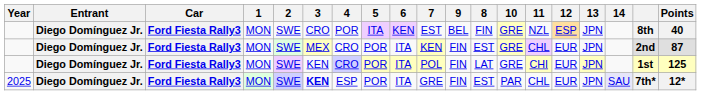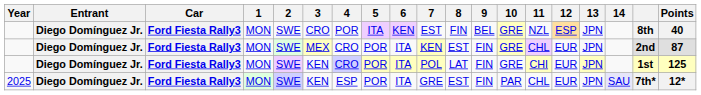columns swapped: (484, 13) <-> (458, 13)
(318, 82) bold -> (318, 82) normal
